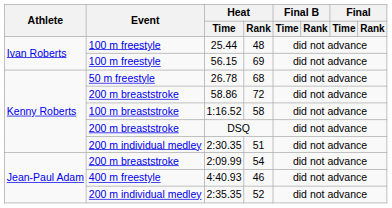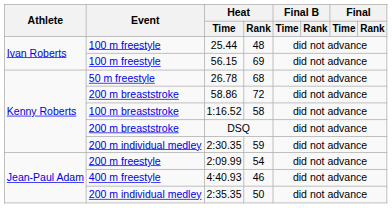(259, 145) 51 -> (259, 145) 59
(134, 162) 200 m breaststroke -> (125, 162) 200 m freestyle
(259, 195) 52 -> (259, 195) 50
